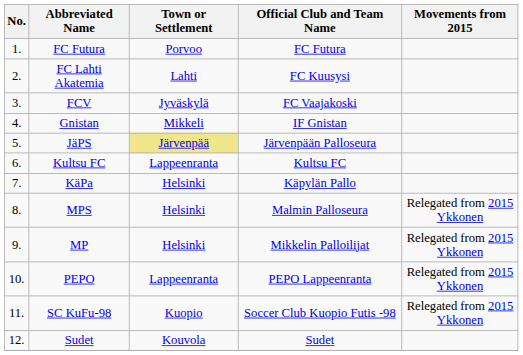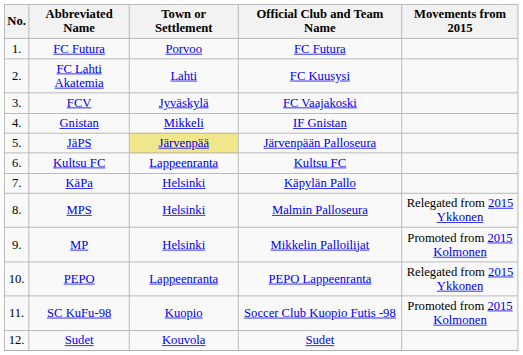(460, 244) Relegated from 2015 Ykkonen -> (460, 244) Promoted from 2015 Kolmonen
(460, 313) Relegated from 2015 Ykkonen -> (460, 313) Promoted from 2015 Kolmonen
